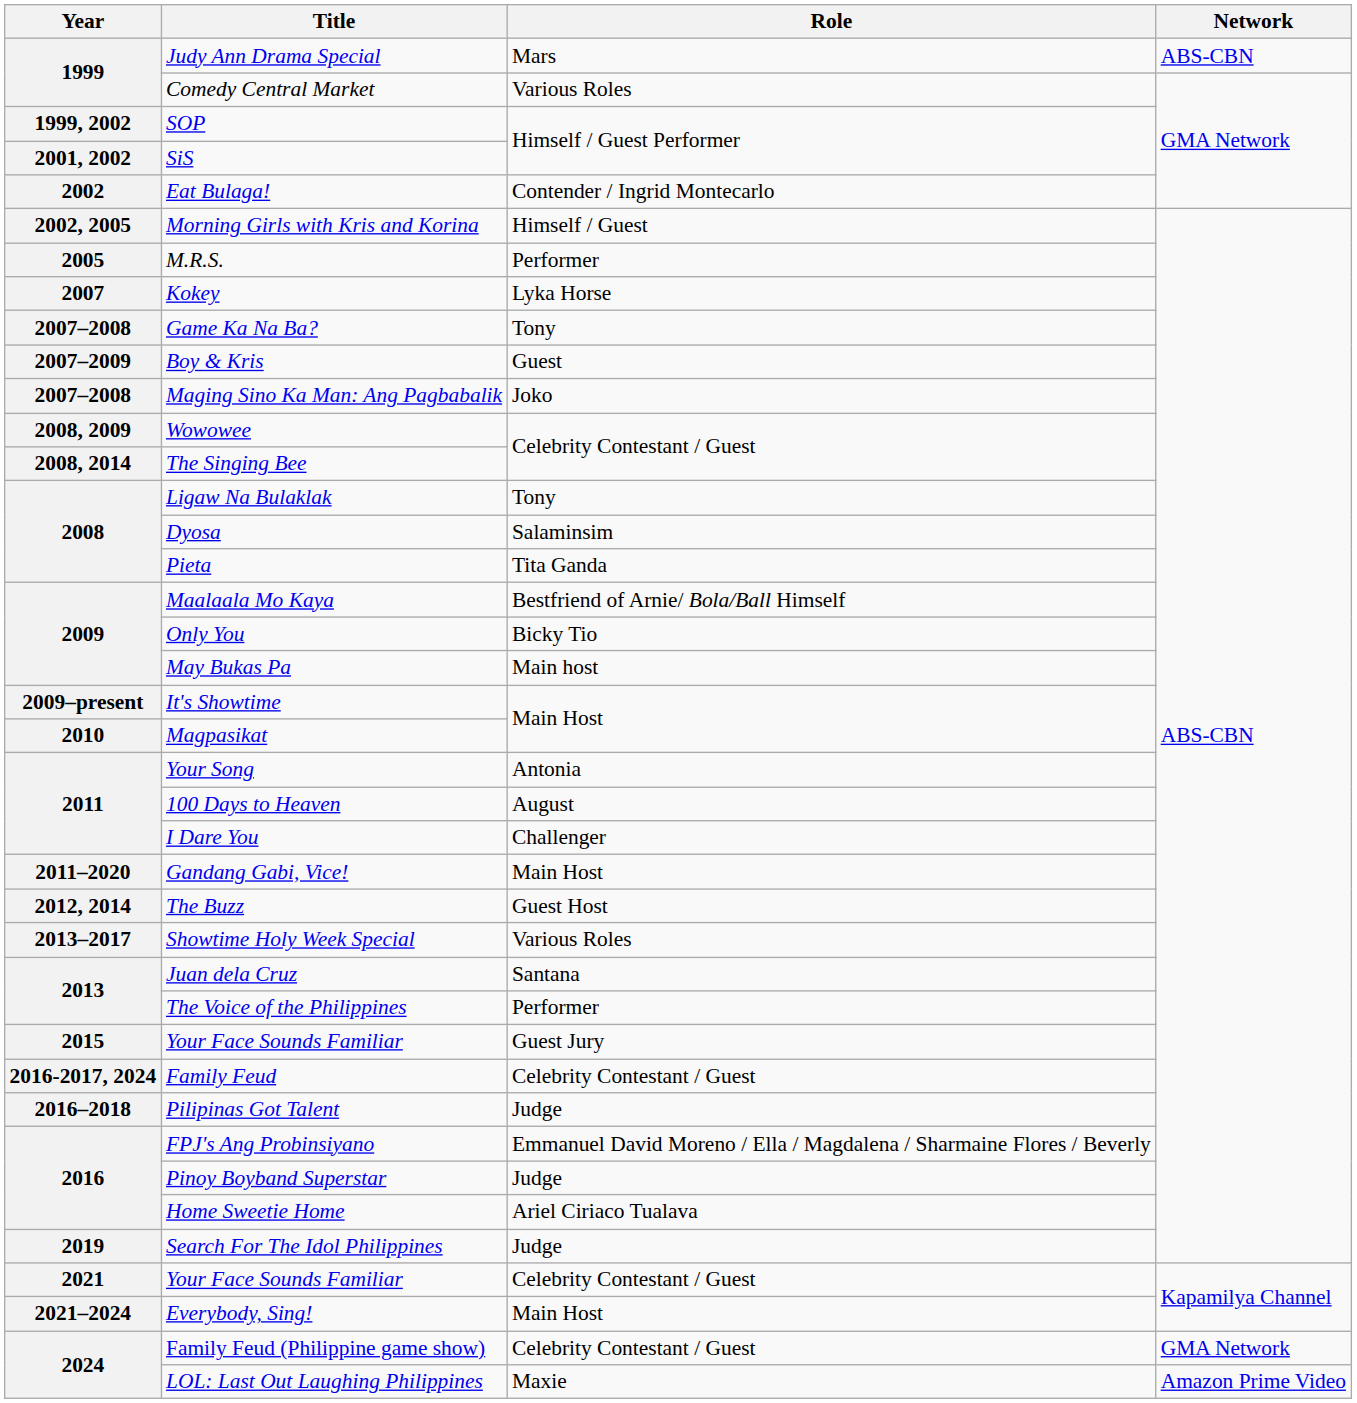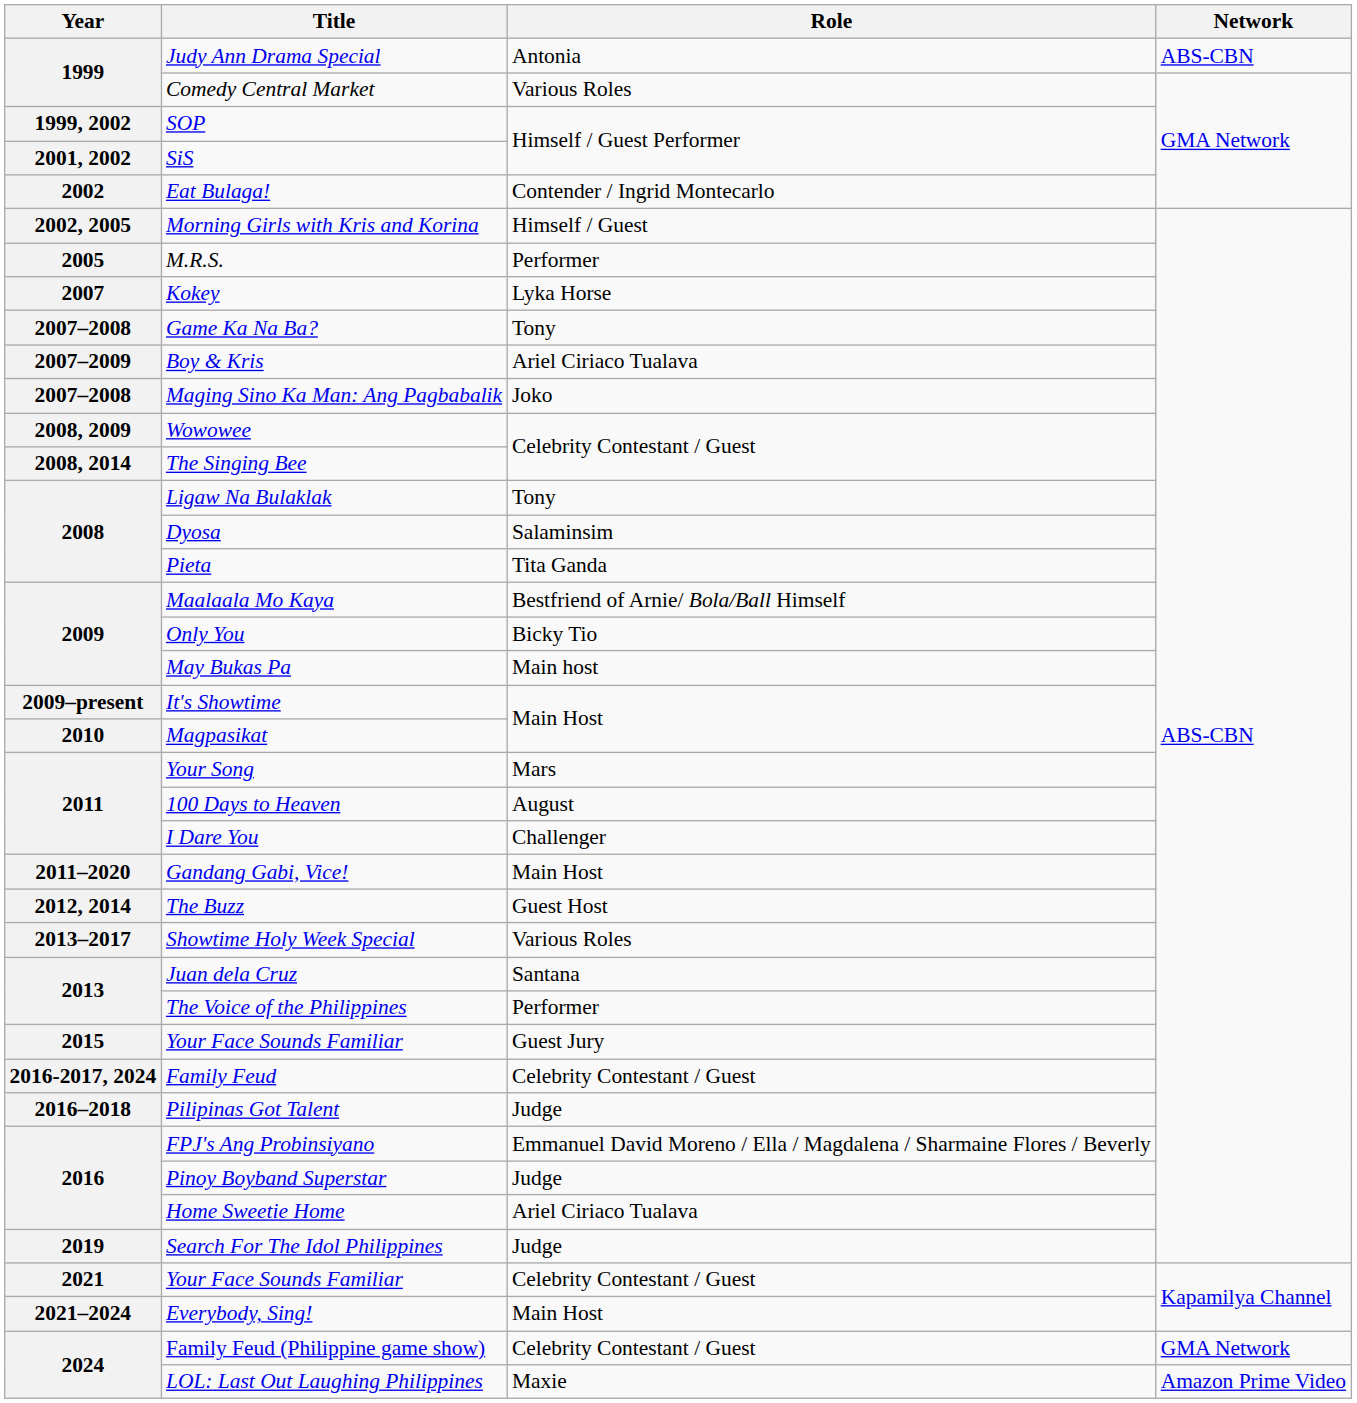(534, 55) Mars -> (546, 55) Antonia
(537, 361) Guest -> (605, 361) Ariel Ciriaco Tualava
(546, 769) Antonia -> (534, 769) Mars
